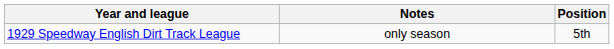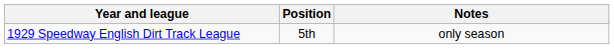columns swapped: (582, 14) <-> (417, 14)
